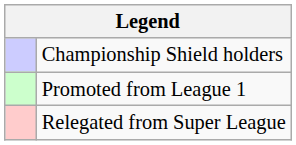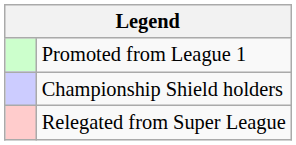rows swapped: (162, 54) <-> (144, 88)
